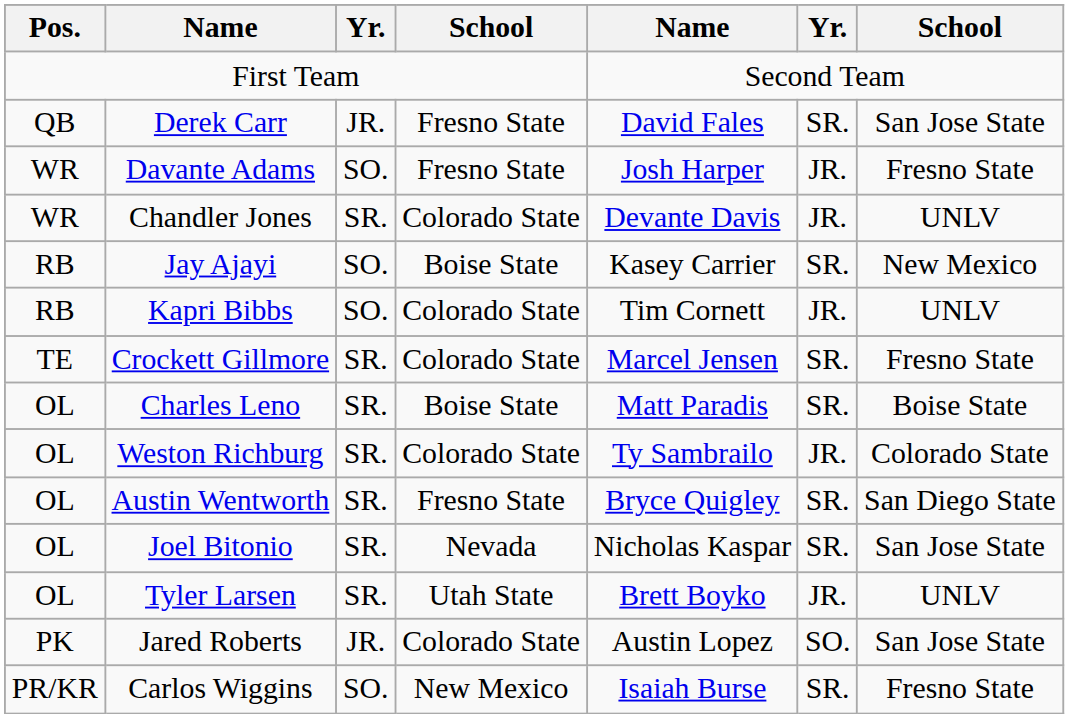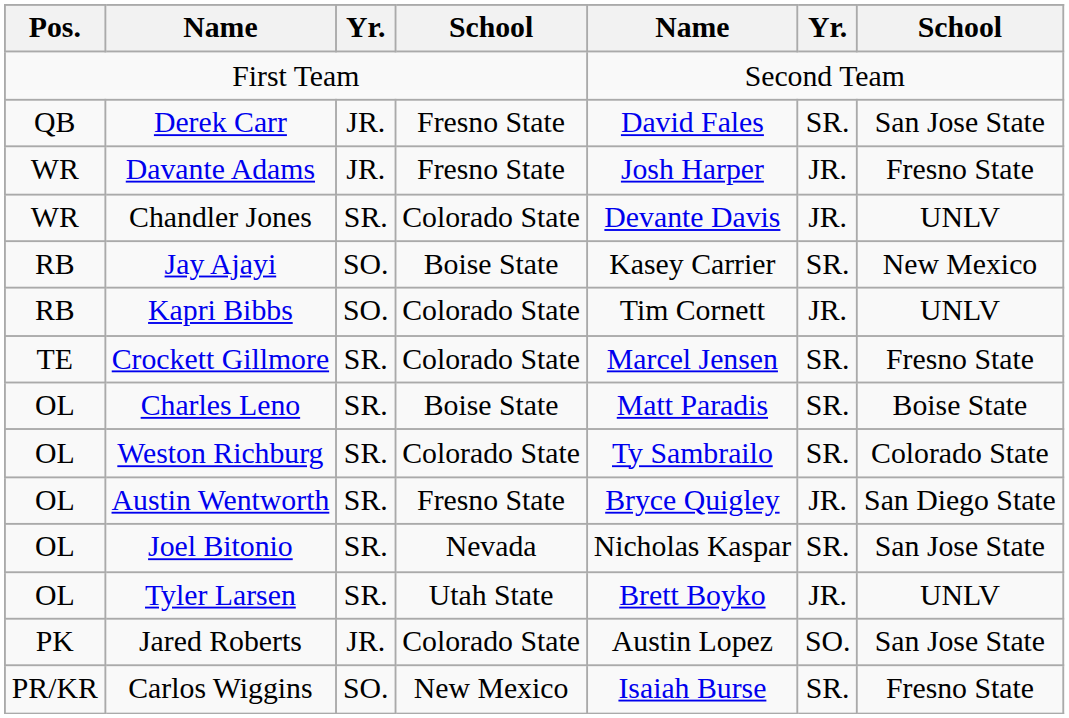(366, 169) SO. -> (366, 169) JR.
(828, 452) JR. -> (828, 452) SR.
(828, 500) SR. -> (828, 500) JR.
